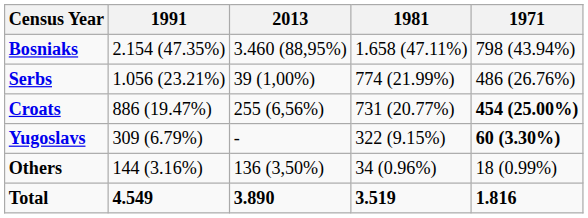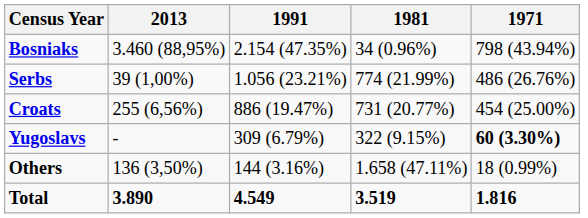columns swapped: (290, 19) <-> (169, 19)
(411, 49) 1.658 (47.11%) -> (396, 49) 34 (0.96%)
(527, 109) bold -> (526, 109) normal
(396, 168) 34 (0.96%) -> (411, 168) 1.658 (47.11%)
